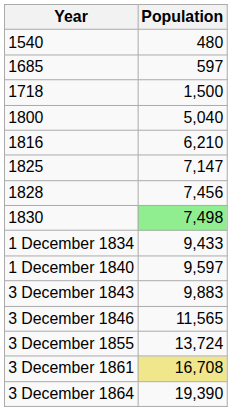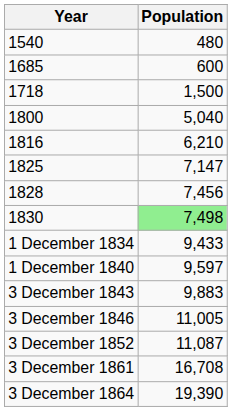(210, 67) 597 -> (210, 67) 600
(200, 318) 11,565 -> (200, 318) 11,005
+ row: (71, 343)
- row: (71, 343)
(199, 368) khaki background -> (199, 368) no background
